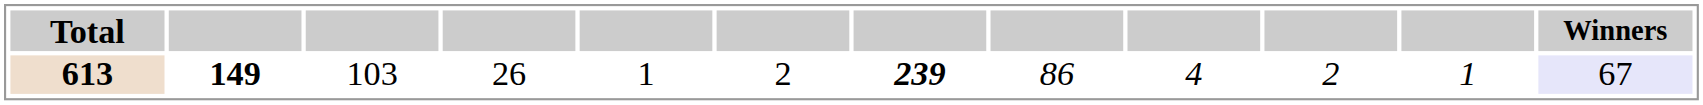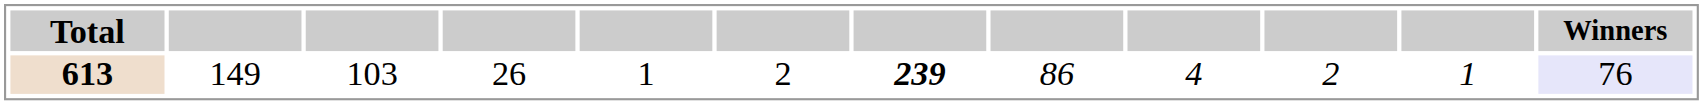(235, 74) bold -> (235, 74) normal
(1615, 74) 67 -> (1615, 74) 76
